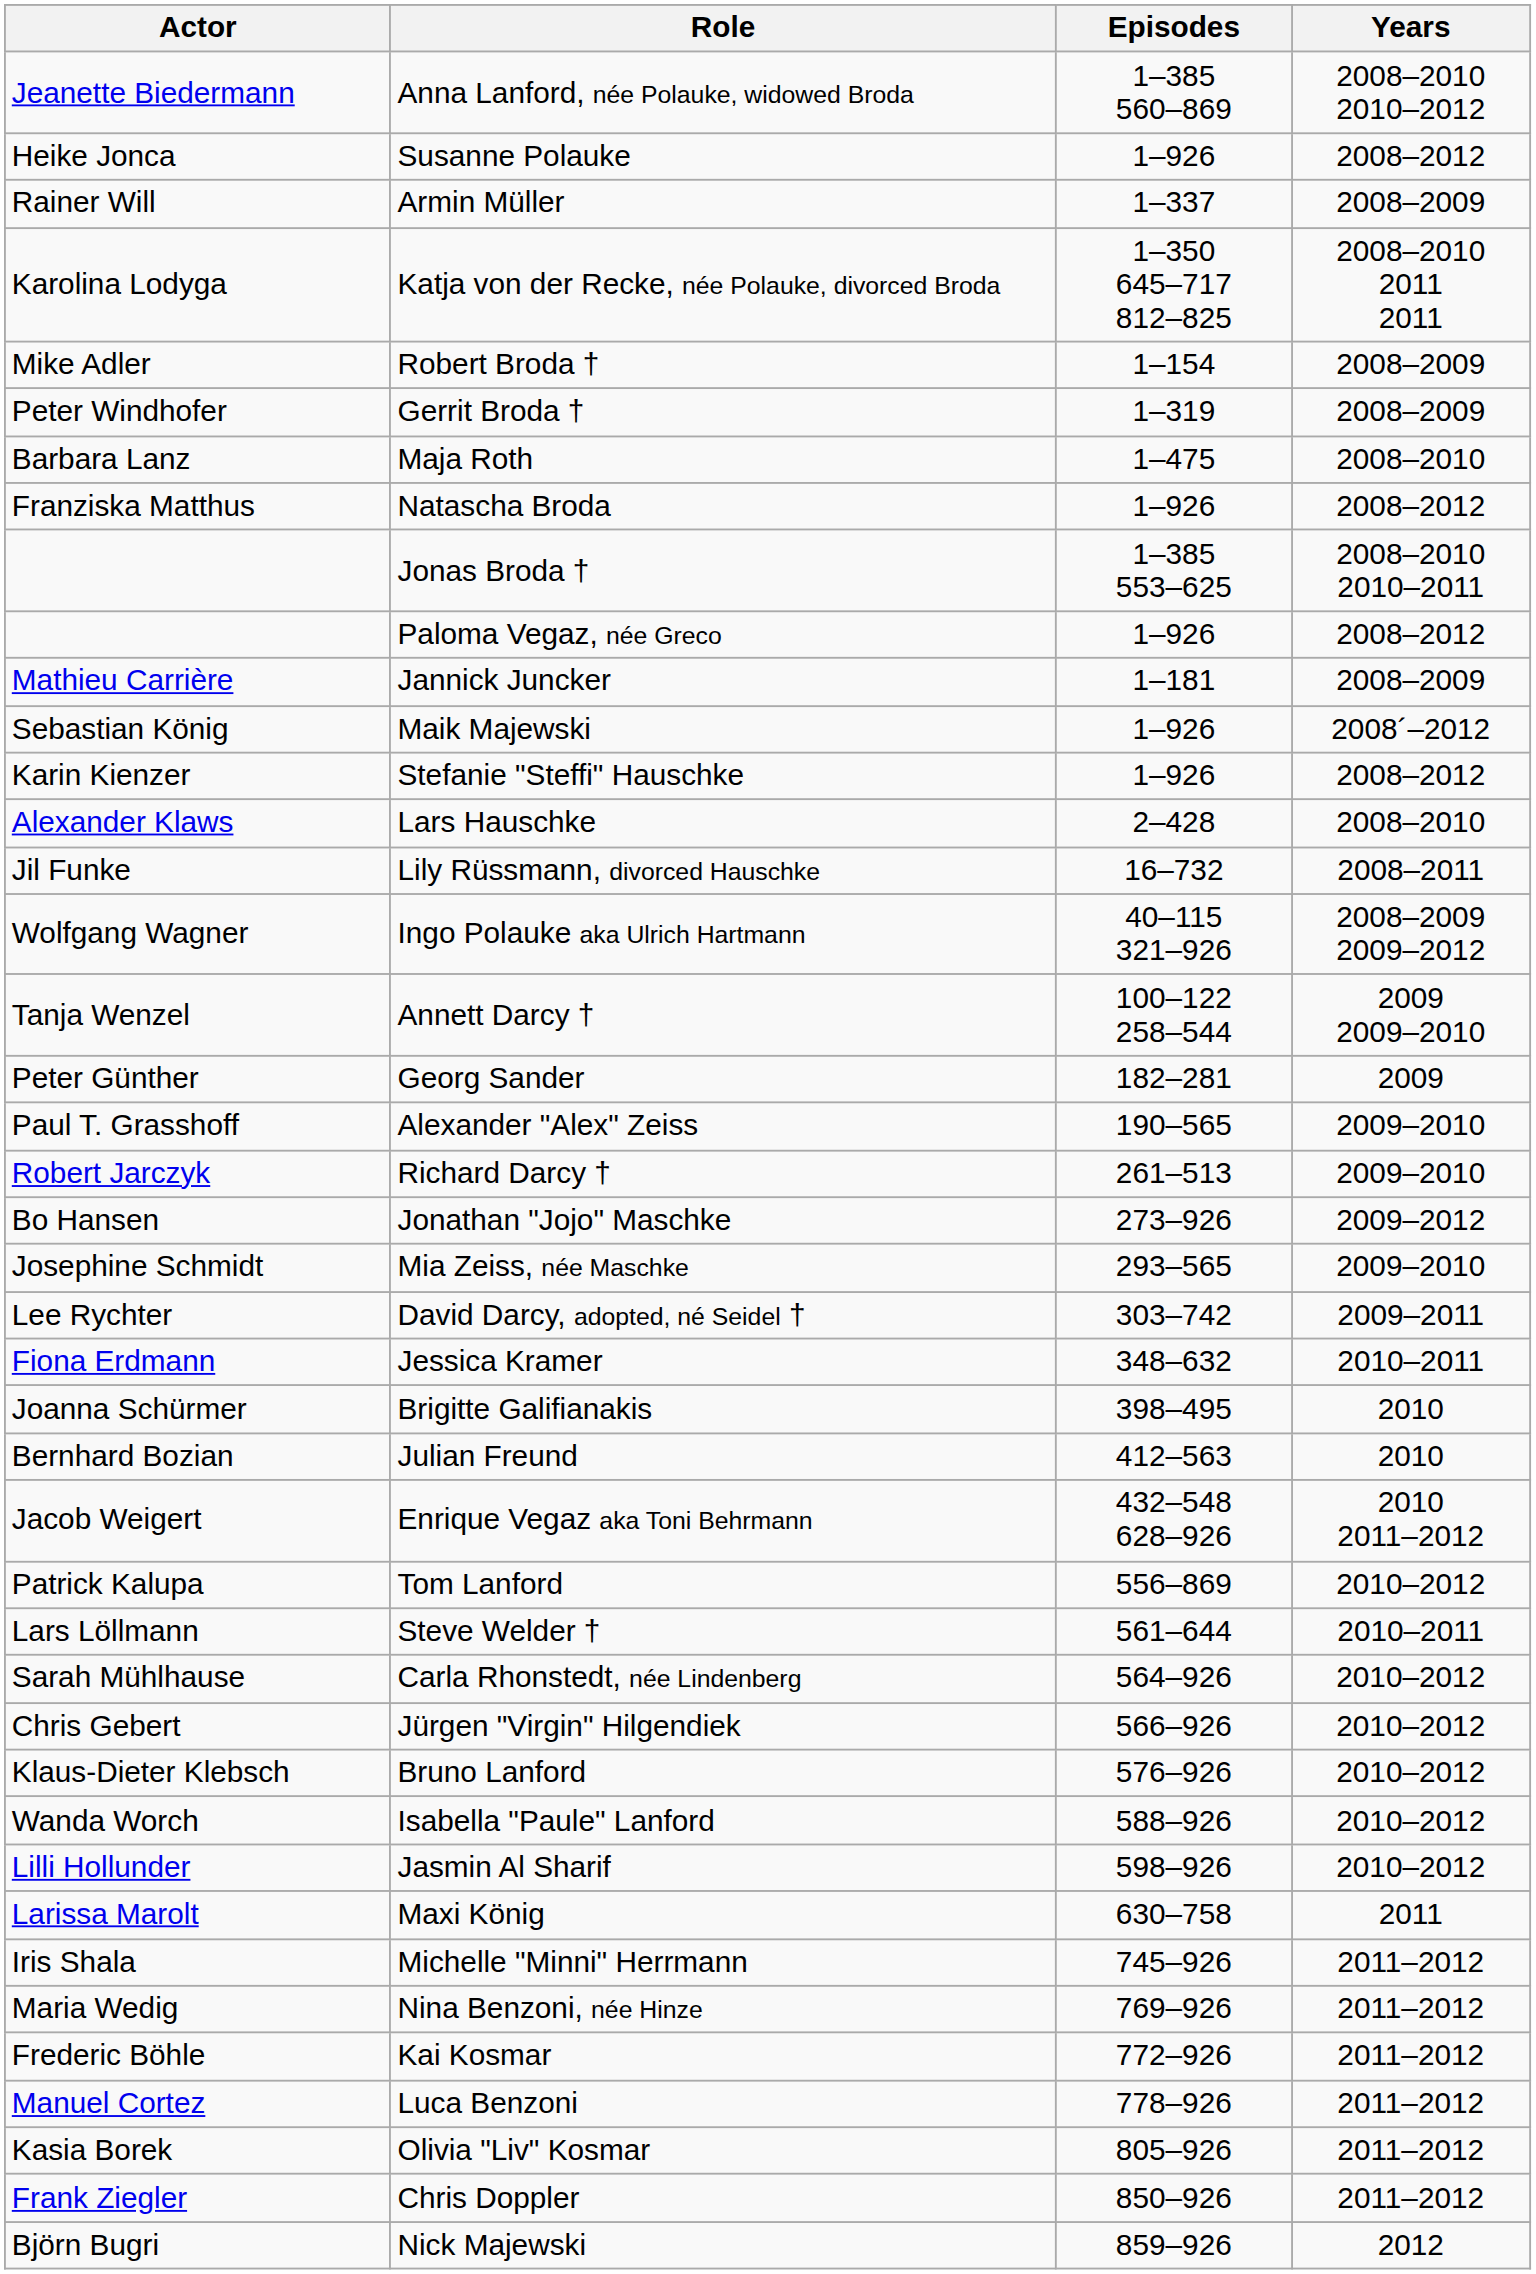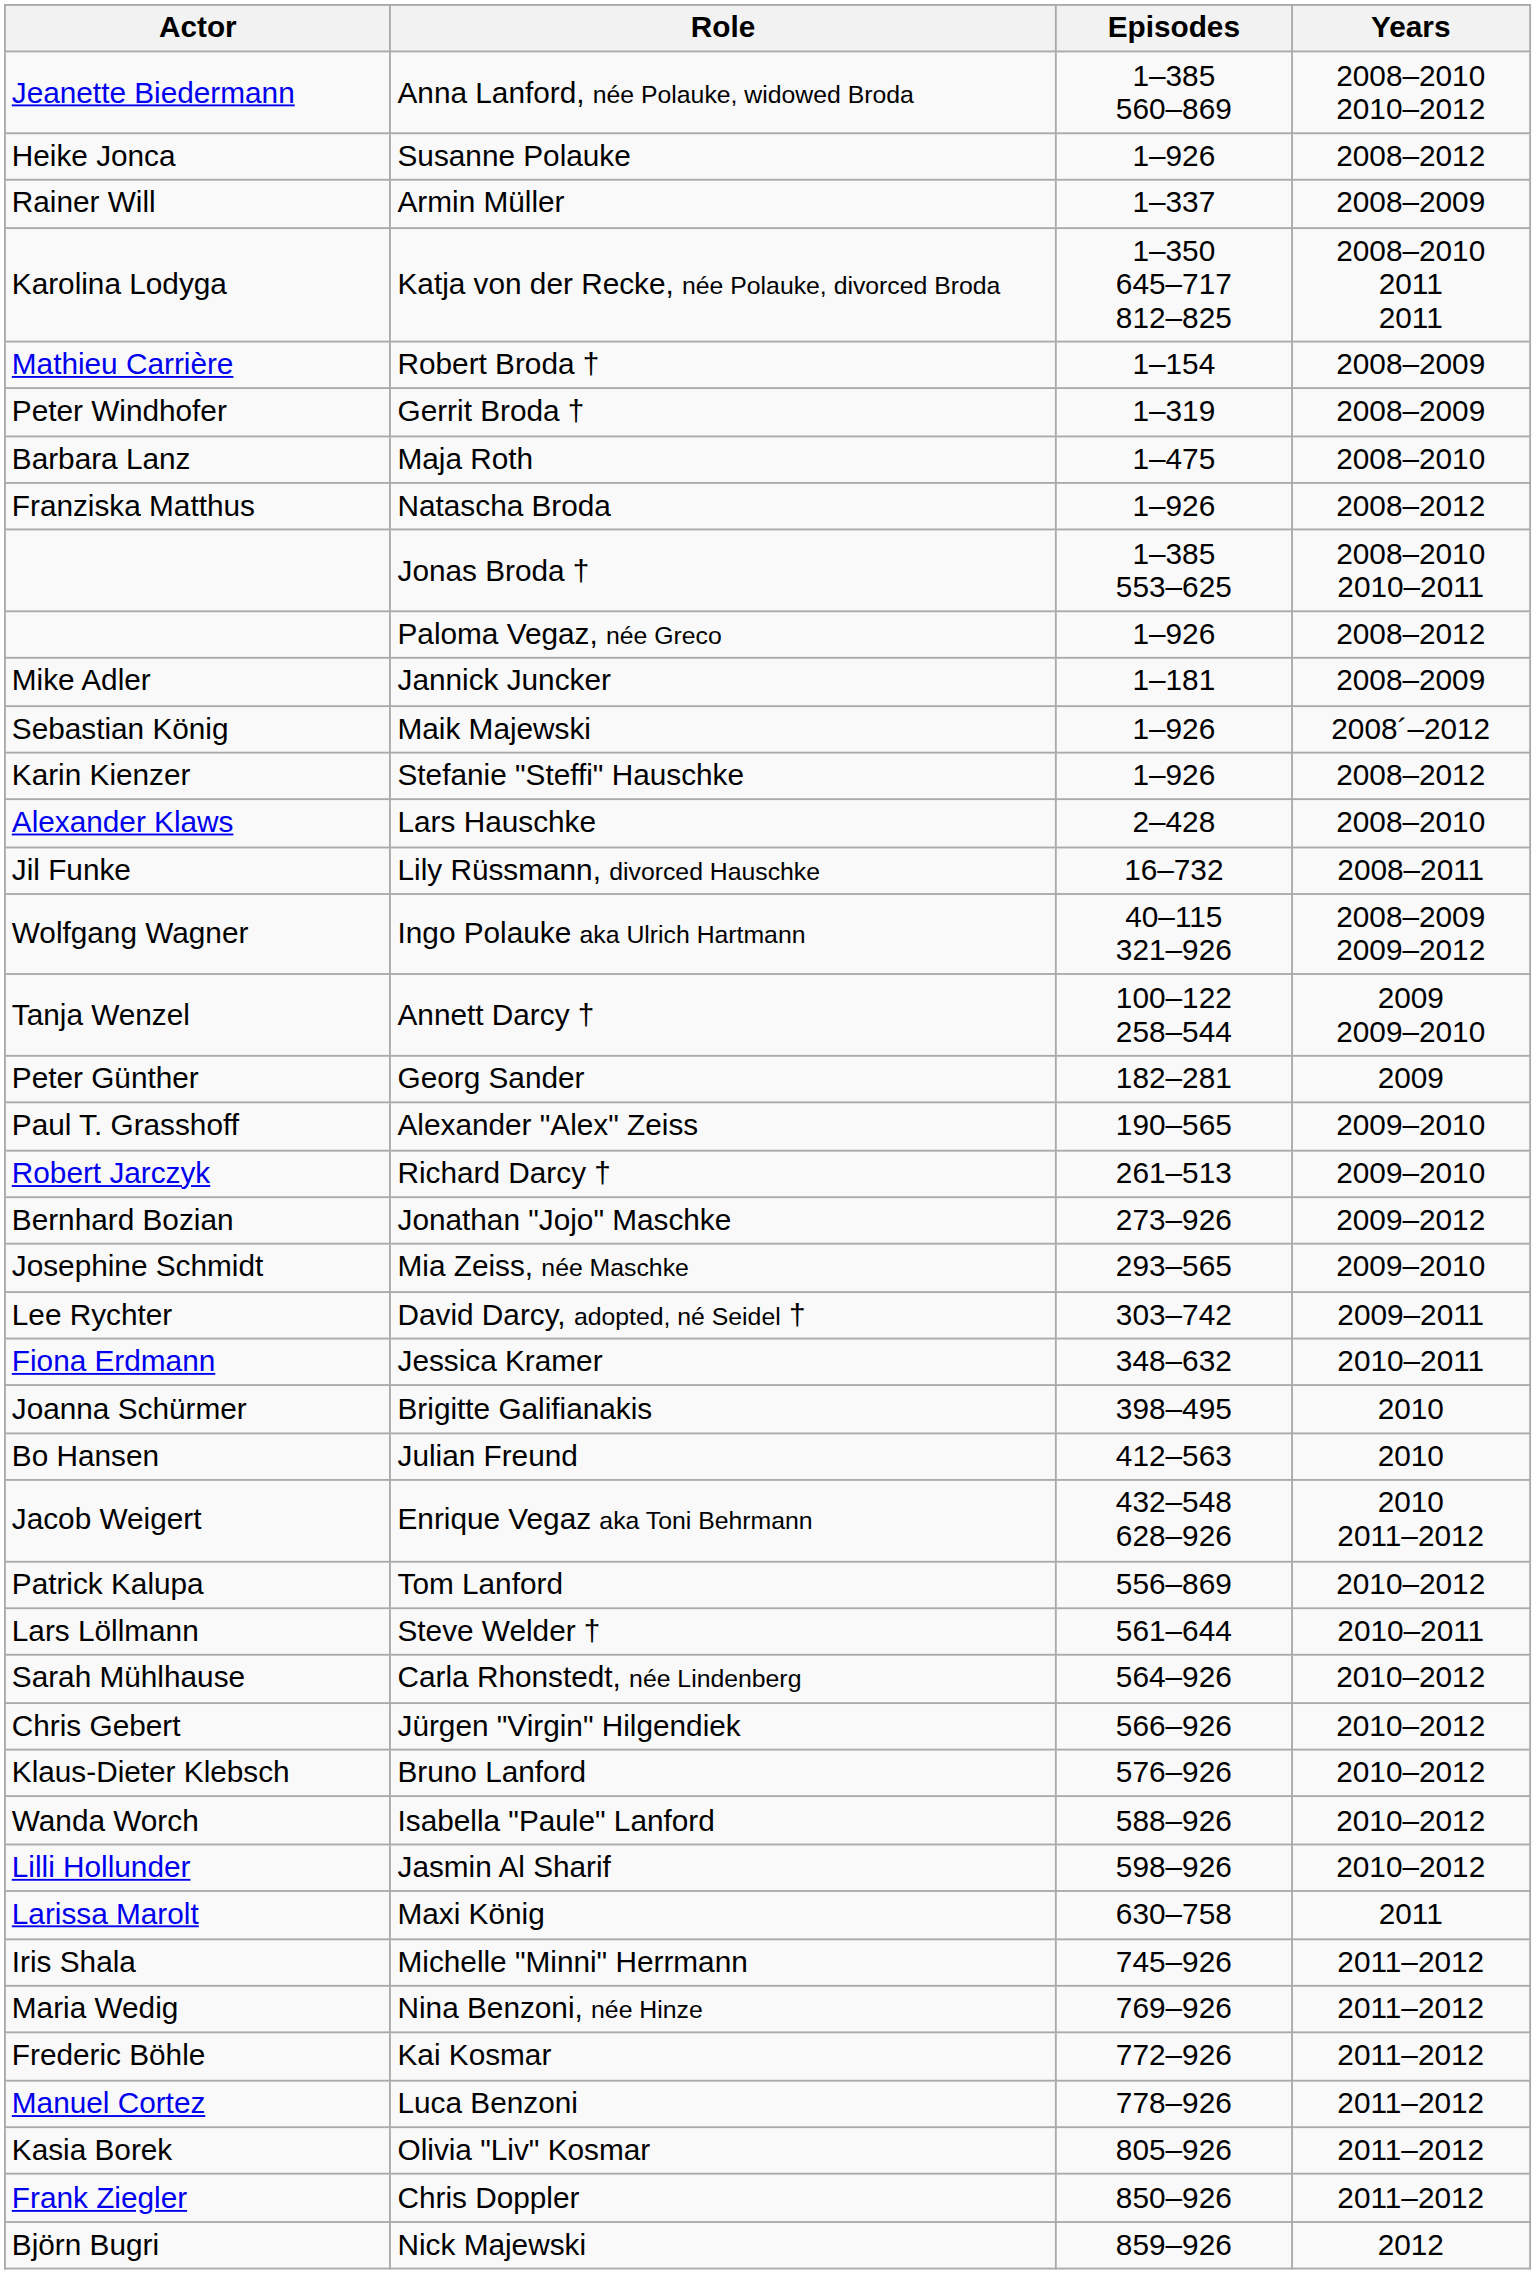(81, 364) Mike Adler -> (123, 364) Mathieu Carrière
(123, 681) Mathieu Carrière -> (81, 681) Mike Adler
(85, 1220) Bo Hansen -> (123, 1220) Bernhard Bozian
(123, 1456) Bernhard Bozian -> (85, 1456) Bo Hansen
